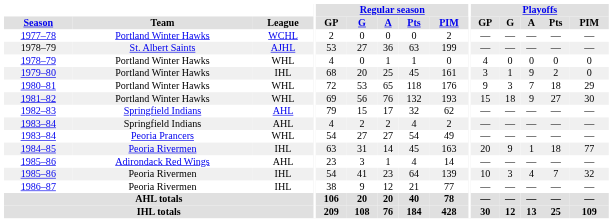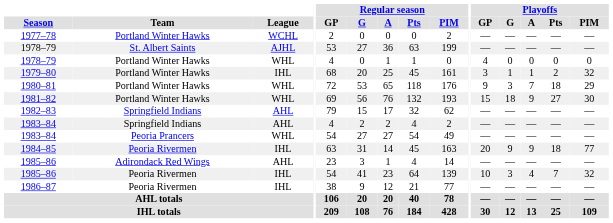(531, 73) 9 -> (531, 73) 1
(589, 73) 0 -> (589, 73) 32
(531, 149) 1 -> (531, 149) 9
